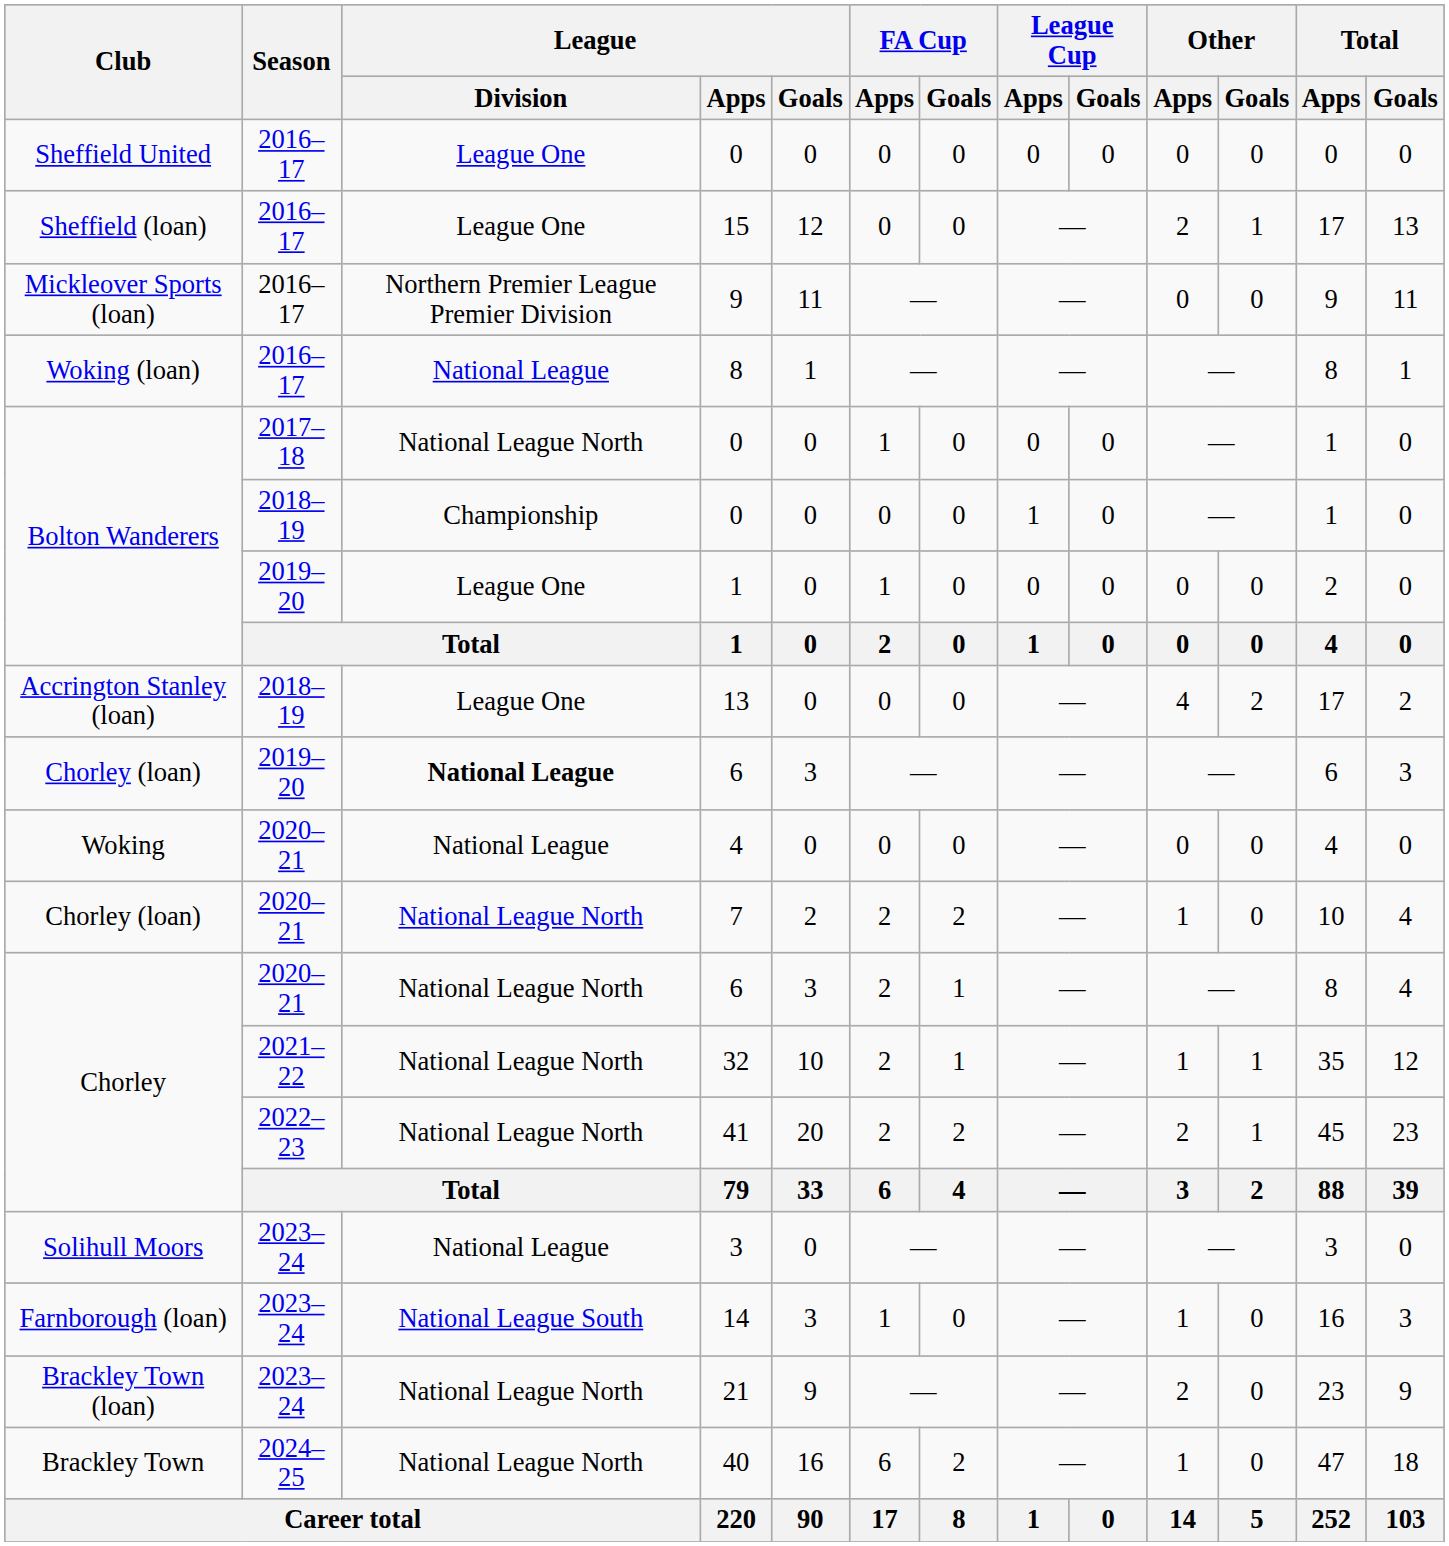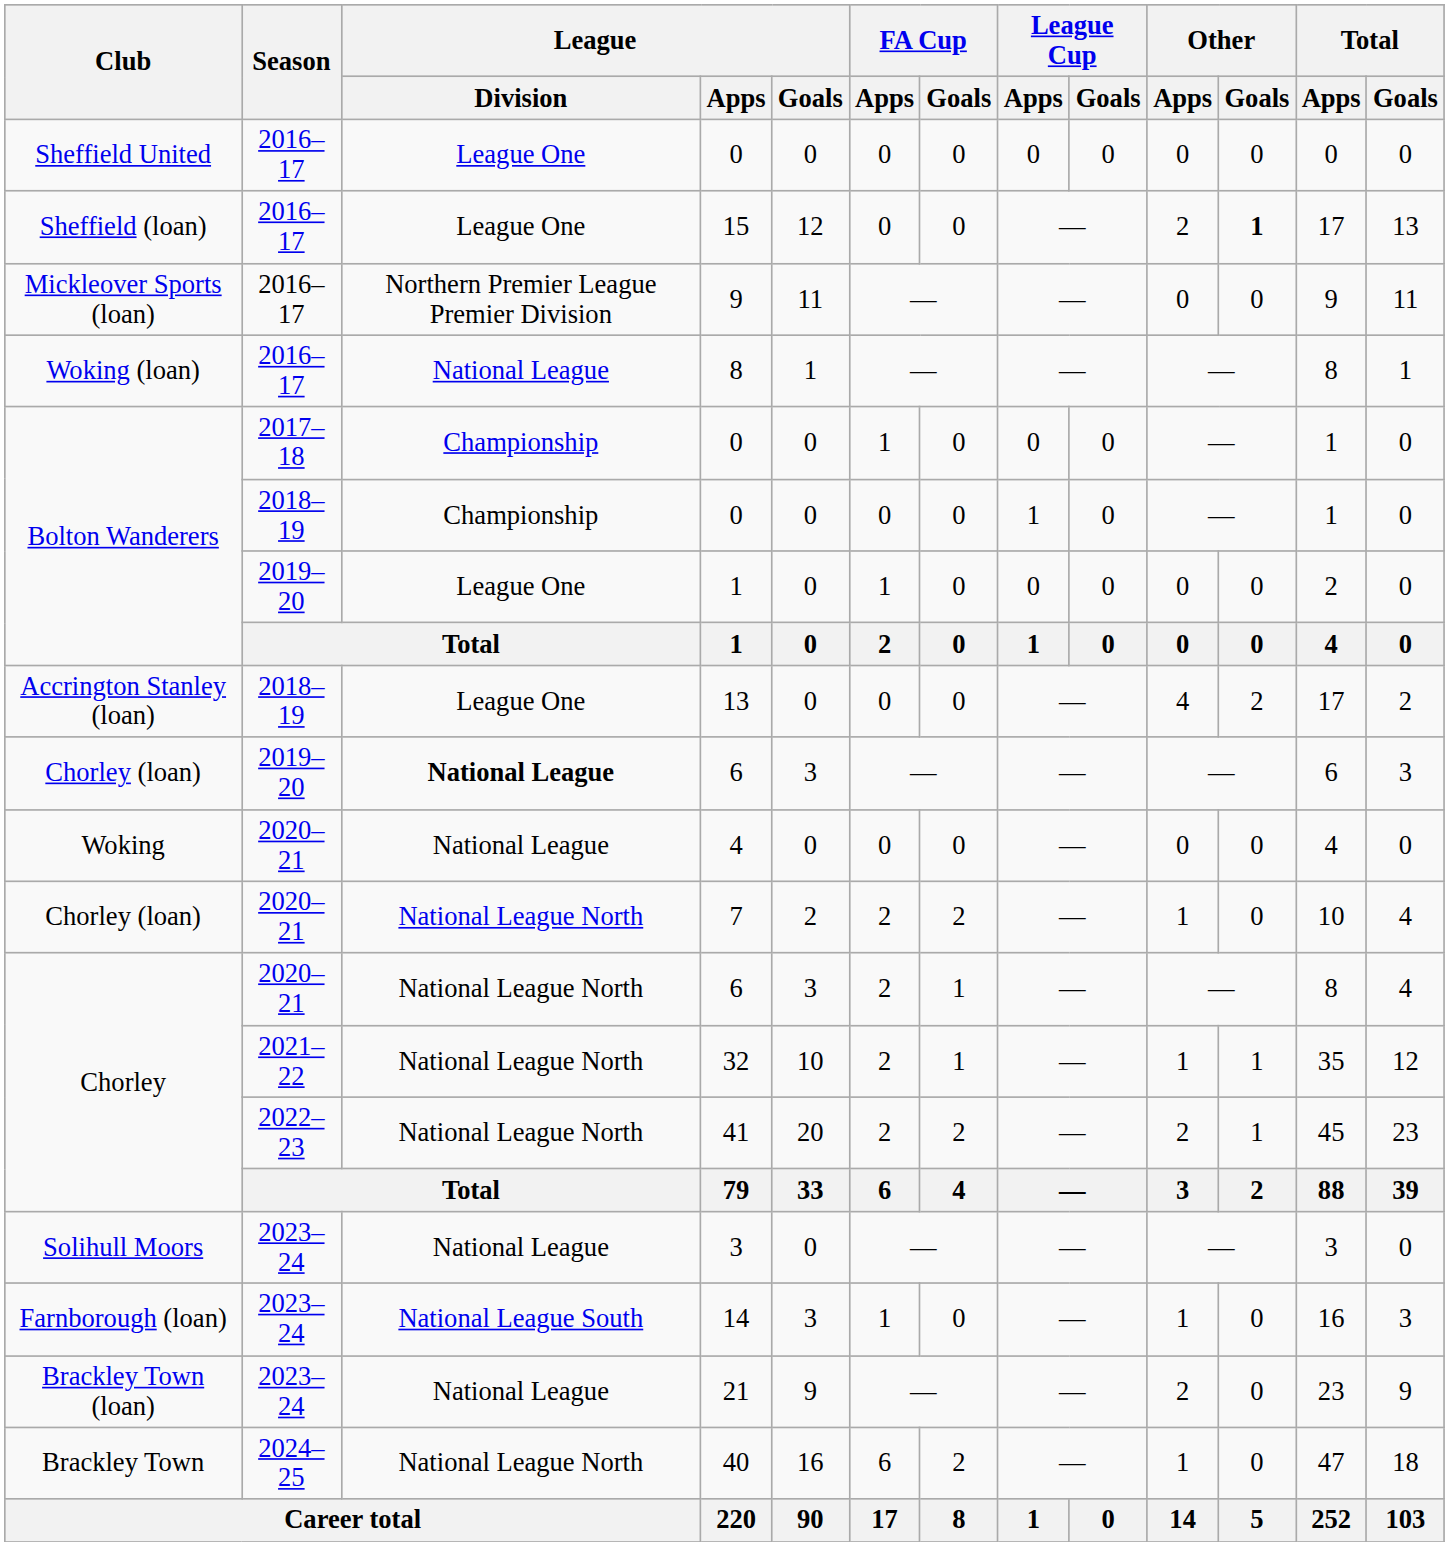(1257, 226) normal -> (1257, 226) bold
(521, 442) National League North -> (521, 442) Championship
(521, 1390) National League North -> (521, 1390) National League
